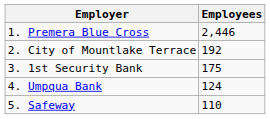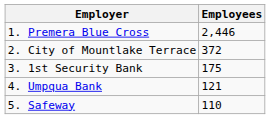(212, 50) 192 -> (212, 50) 372
(212, 86) 124 -> (212, 86) 121
